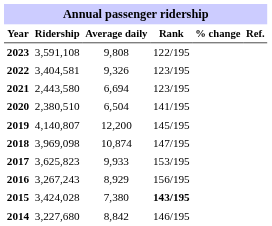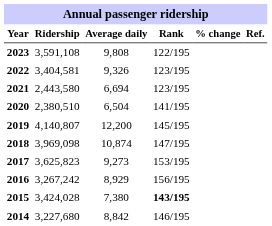(116, 161) 9,933 -> (116, 161) 9,273
(57, 179) 3,267,243 -> (57, 179) 3,267,242
